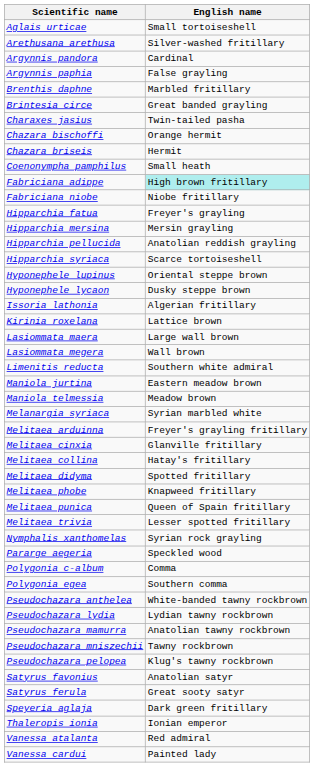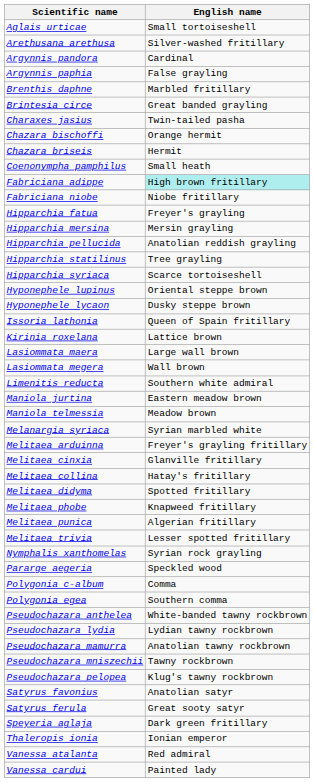+ row: (66, 260)
(202, 306) Algerian fritillary -> (219, 321) Queen of Spain fritillary
(219, 507) Queen of Spain fritillary -> (202, 523) Algerian fritillary
